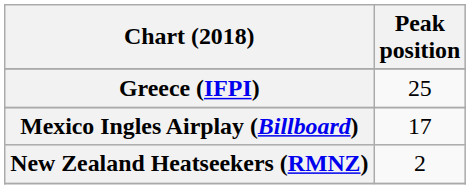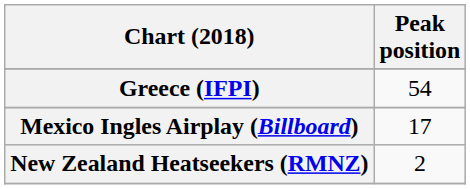(420, 88) 25 -> (420, 88) 54
